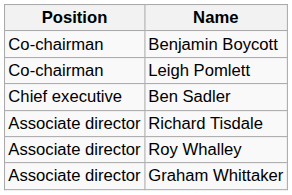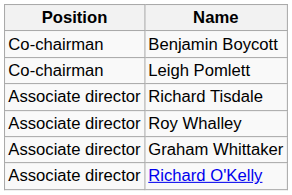- row: (189, 96)
+ row: (205, 176)
